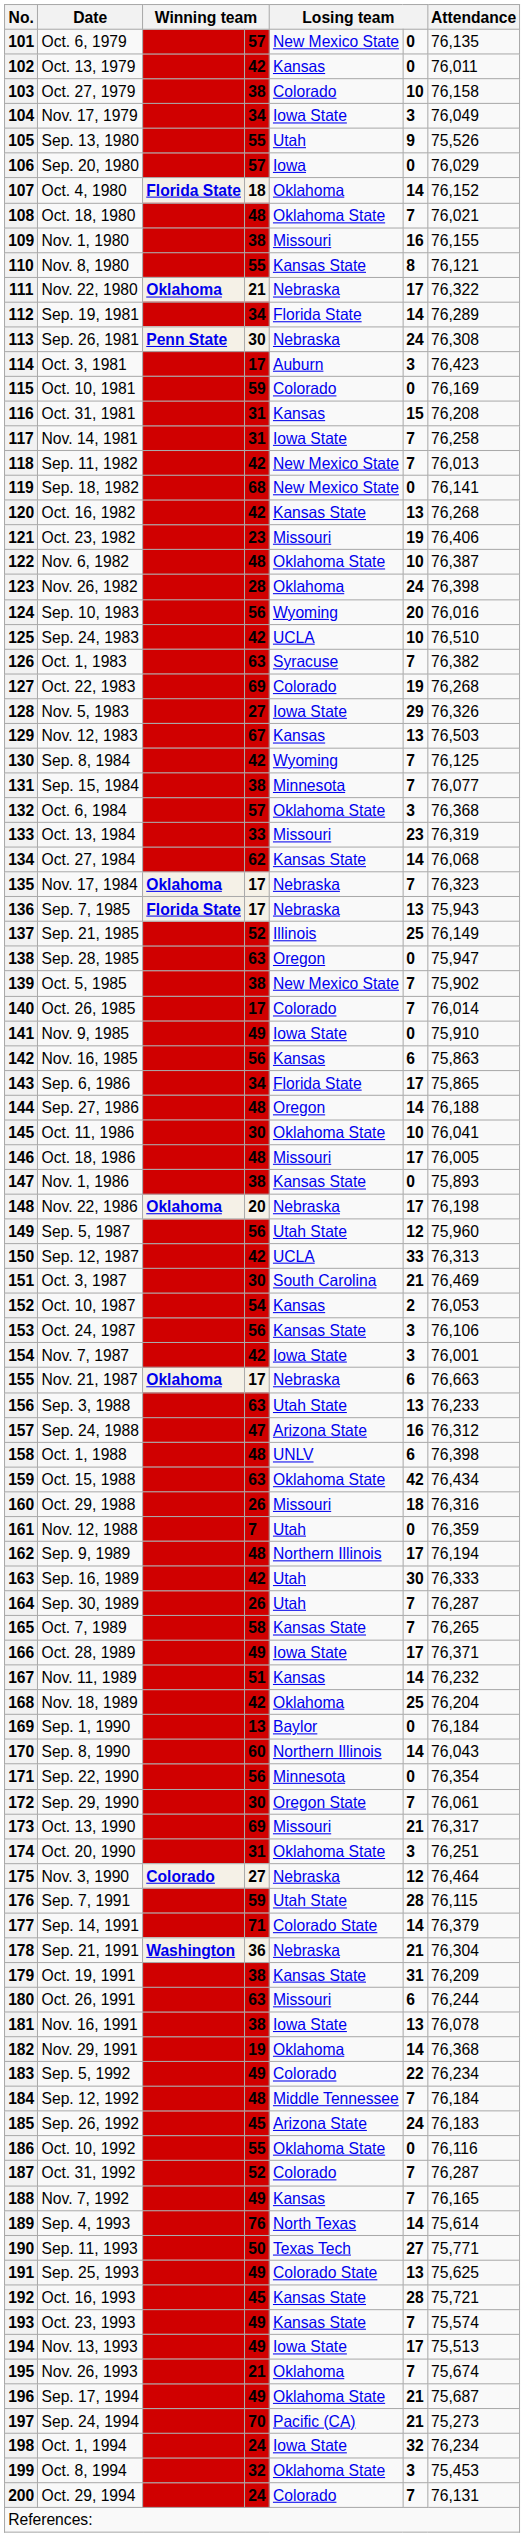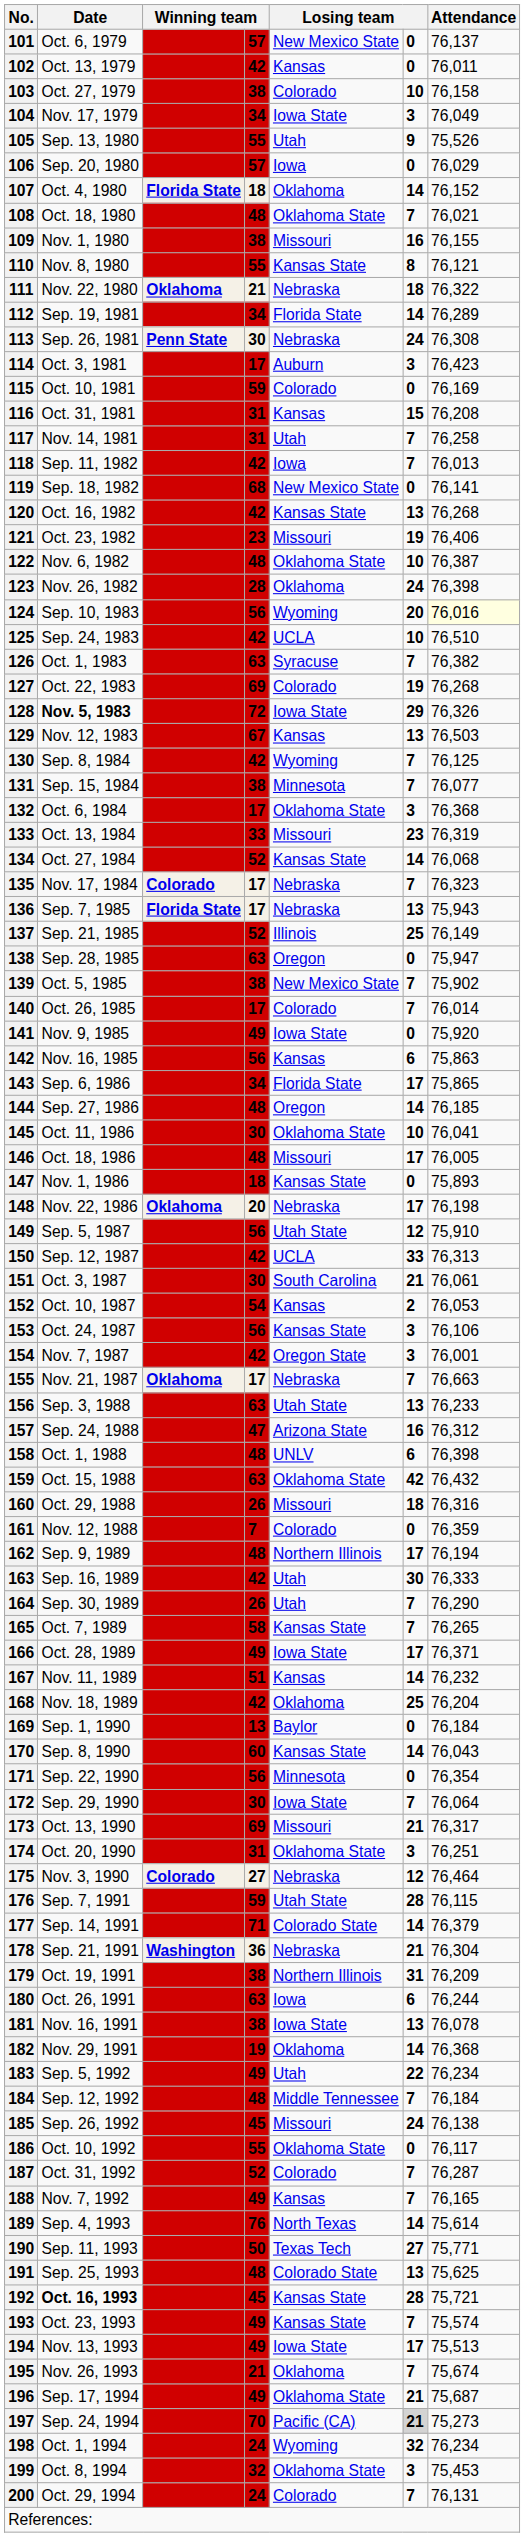(455, 42) 76,135 -> (455, 42) 76,137
(415, 290) 17 -> (415, 290) 18
(310, 438) Iowa State -> (289, 438) Utah
(336, 463) New Mexico State -> (289, 463) Iowa
(455, 612) no background -> (455, 612) lightyellow background
(85, 711) normal -> (86, 711) bold
(257, 711) 27 -> (257, 711) 72
(257, 810) 57 -> (257, 810) 17
(257, 860) 62 -> (257, 860) 52
(184, 885) Oklahoma -> (181, 885) Colorado
(455, 1033) 75,910 -> (455, 1033) 75,920
(455, 1108) 76,188 -> (455, 1108) 76,185
(257, 1182) 38 -> (257, 1182) 18
(455, 1232) 75,960 -> (455, 1232) 75,910
(455, 1281) 76,469 -> (455, 1281) 76,061
(310, 1355) Iowa State -> (319, 1355) Oregon State
(411, 1380) 6 -> (411, 1380) 7
(455, 1479) 76,434 -> (455, 1479) 76,432
(289, 1529) Utah -> (305, 1529) Colorado
(455, 1603) 76,287 -> (455, 1603) 76,290
(327, 1752) Northern Illinois -> (319, 1752) Kansas State
(319, 1802) Oregon State -> (310, 1802) Iowa State
(455, 1802) 76,061 -> (455, 1802) 76,064
(319, 1975) Kansas State -> (327, 1975) Northern Illinois
(302, 2000) Missouri -> (289, 2000) Iowa
(305, 2074) Colorado -> (289, 2074) Utah
(320, 2124) Arizona State -> (302, 2124) Missouri
(455, 2124) 76,183 -> (455, 2124) 76,138
(454, 2149) 76,116 -> (454, 2149) 76,117
(257, 2272) 49 -> (257, 2272) 48
(88, 2297) normal -> (89, 2297) bold
(415, 2421) no background -> (415, 2421) lightgrey background
(310, 2446) Iowa State -> (305, 2446) Wyoming
